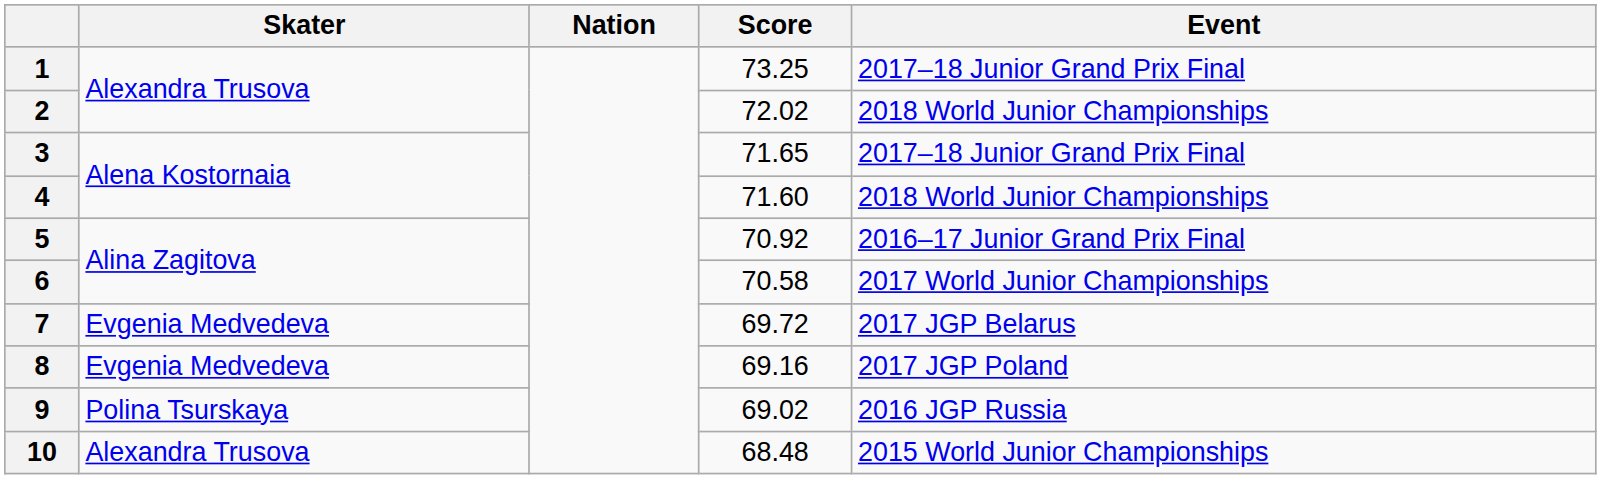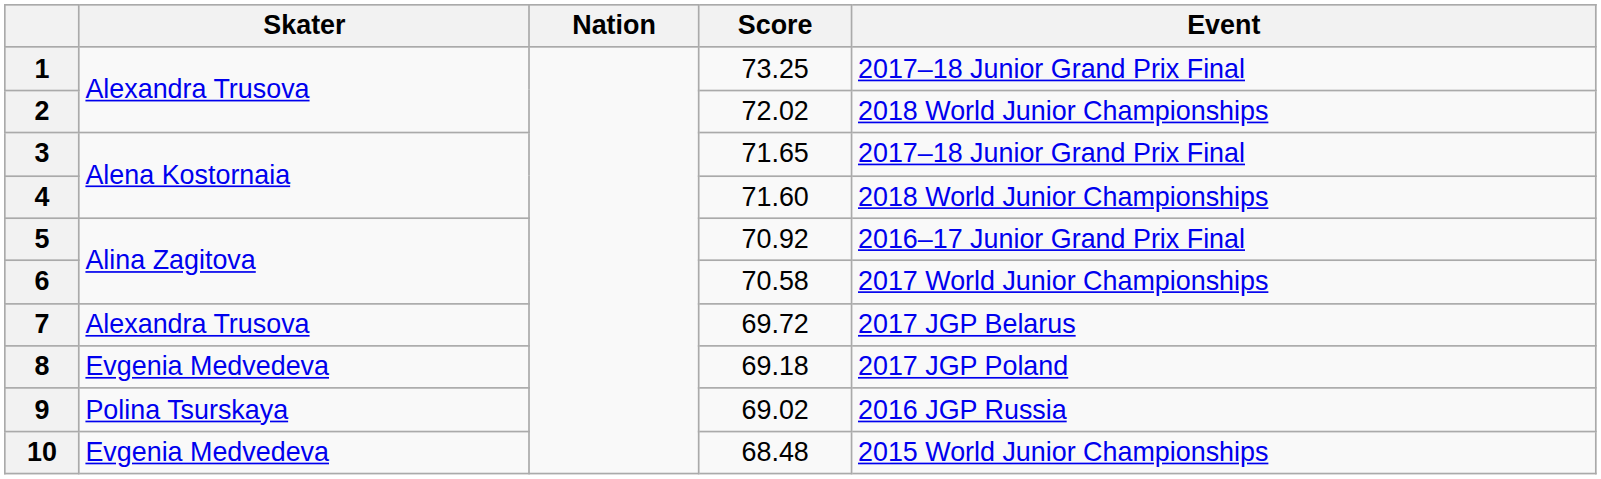(207, 324) Evgenia Medvedeva -> (197, 324) Alexandra Trusova
(775, 366) 69.16 -> (775, 366) 69.18
(197, 452) Alexandra Trusova -> (207, 452) Evgenia Medvedeva
